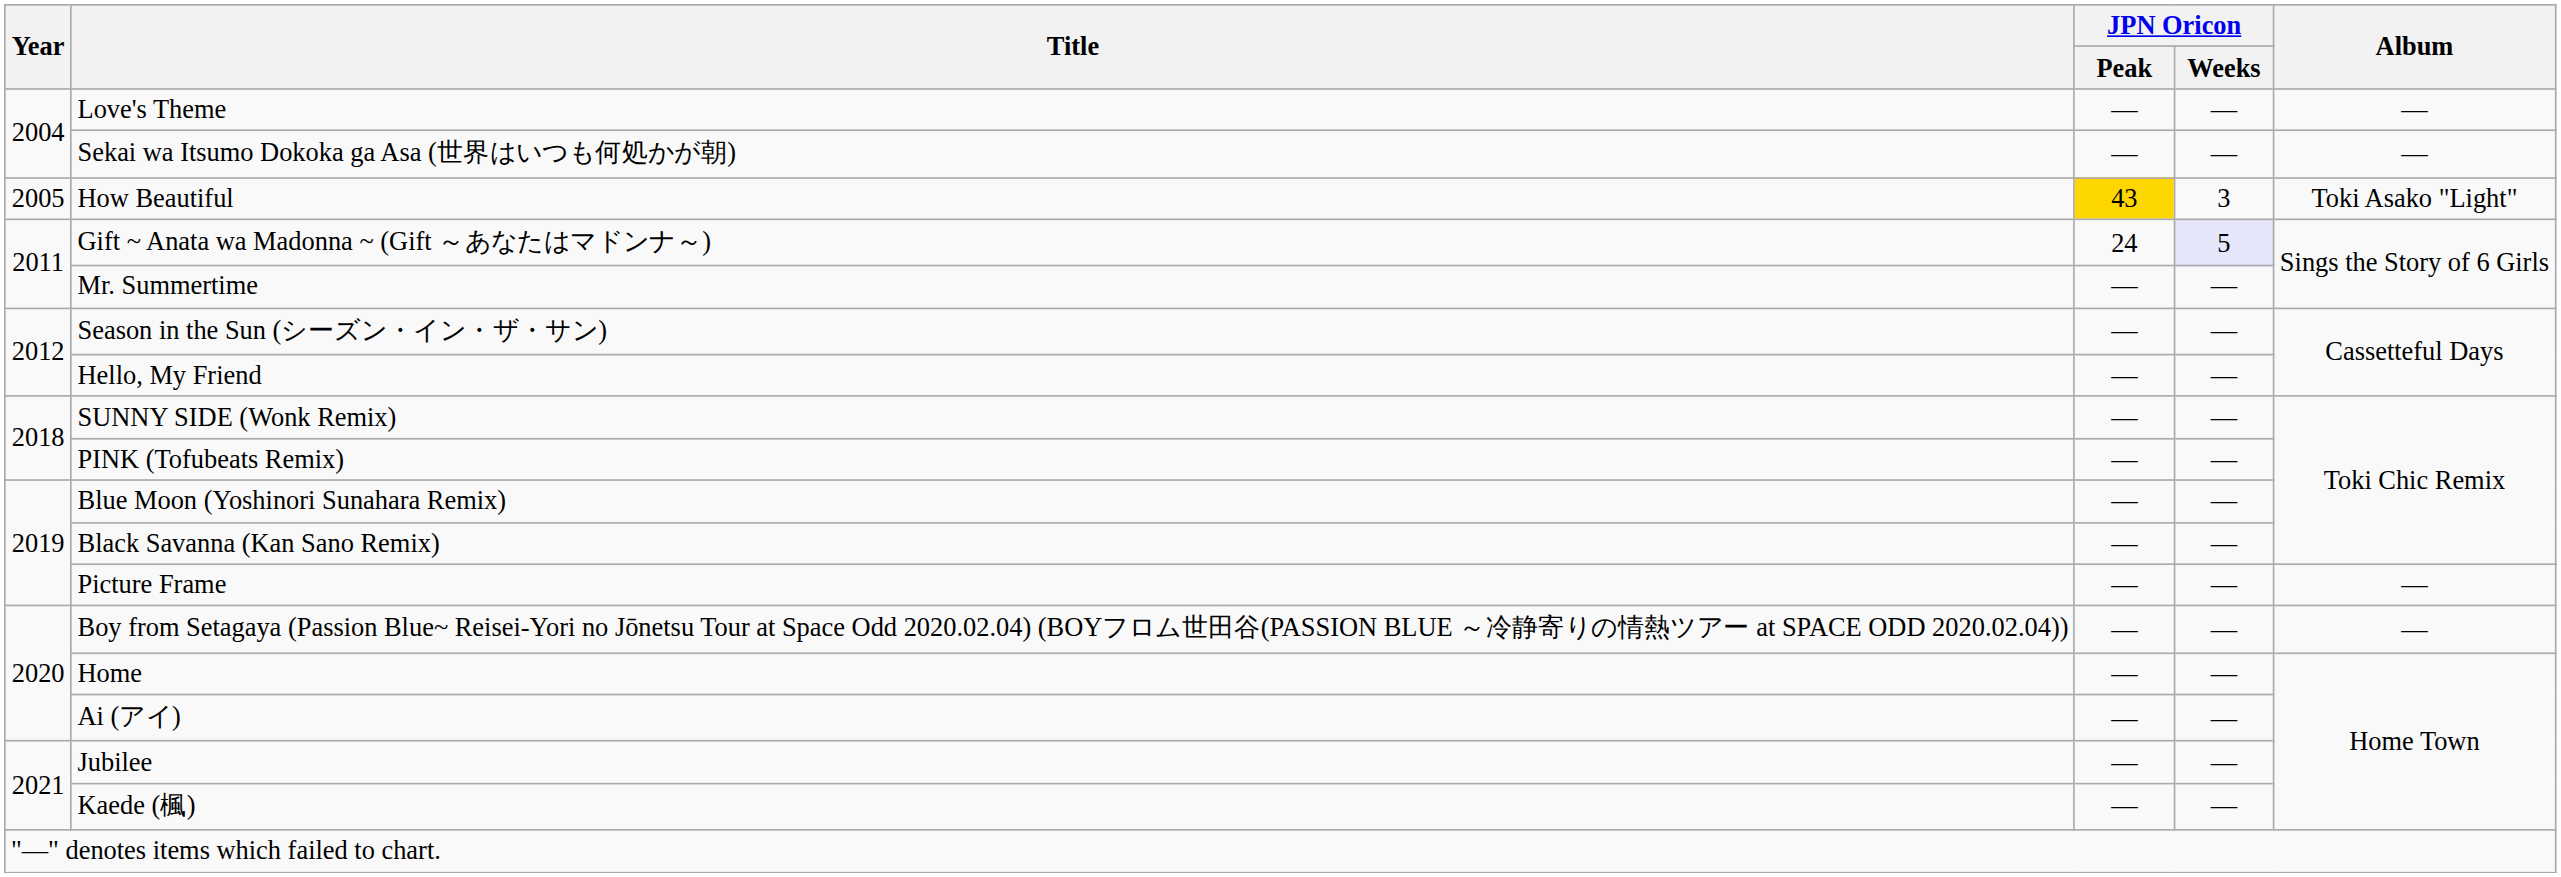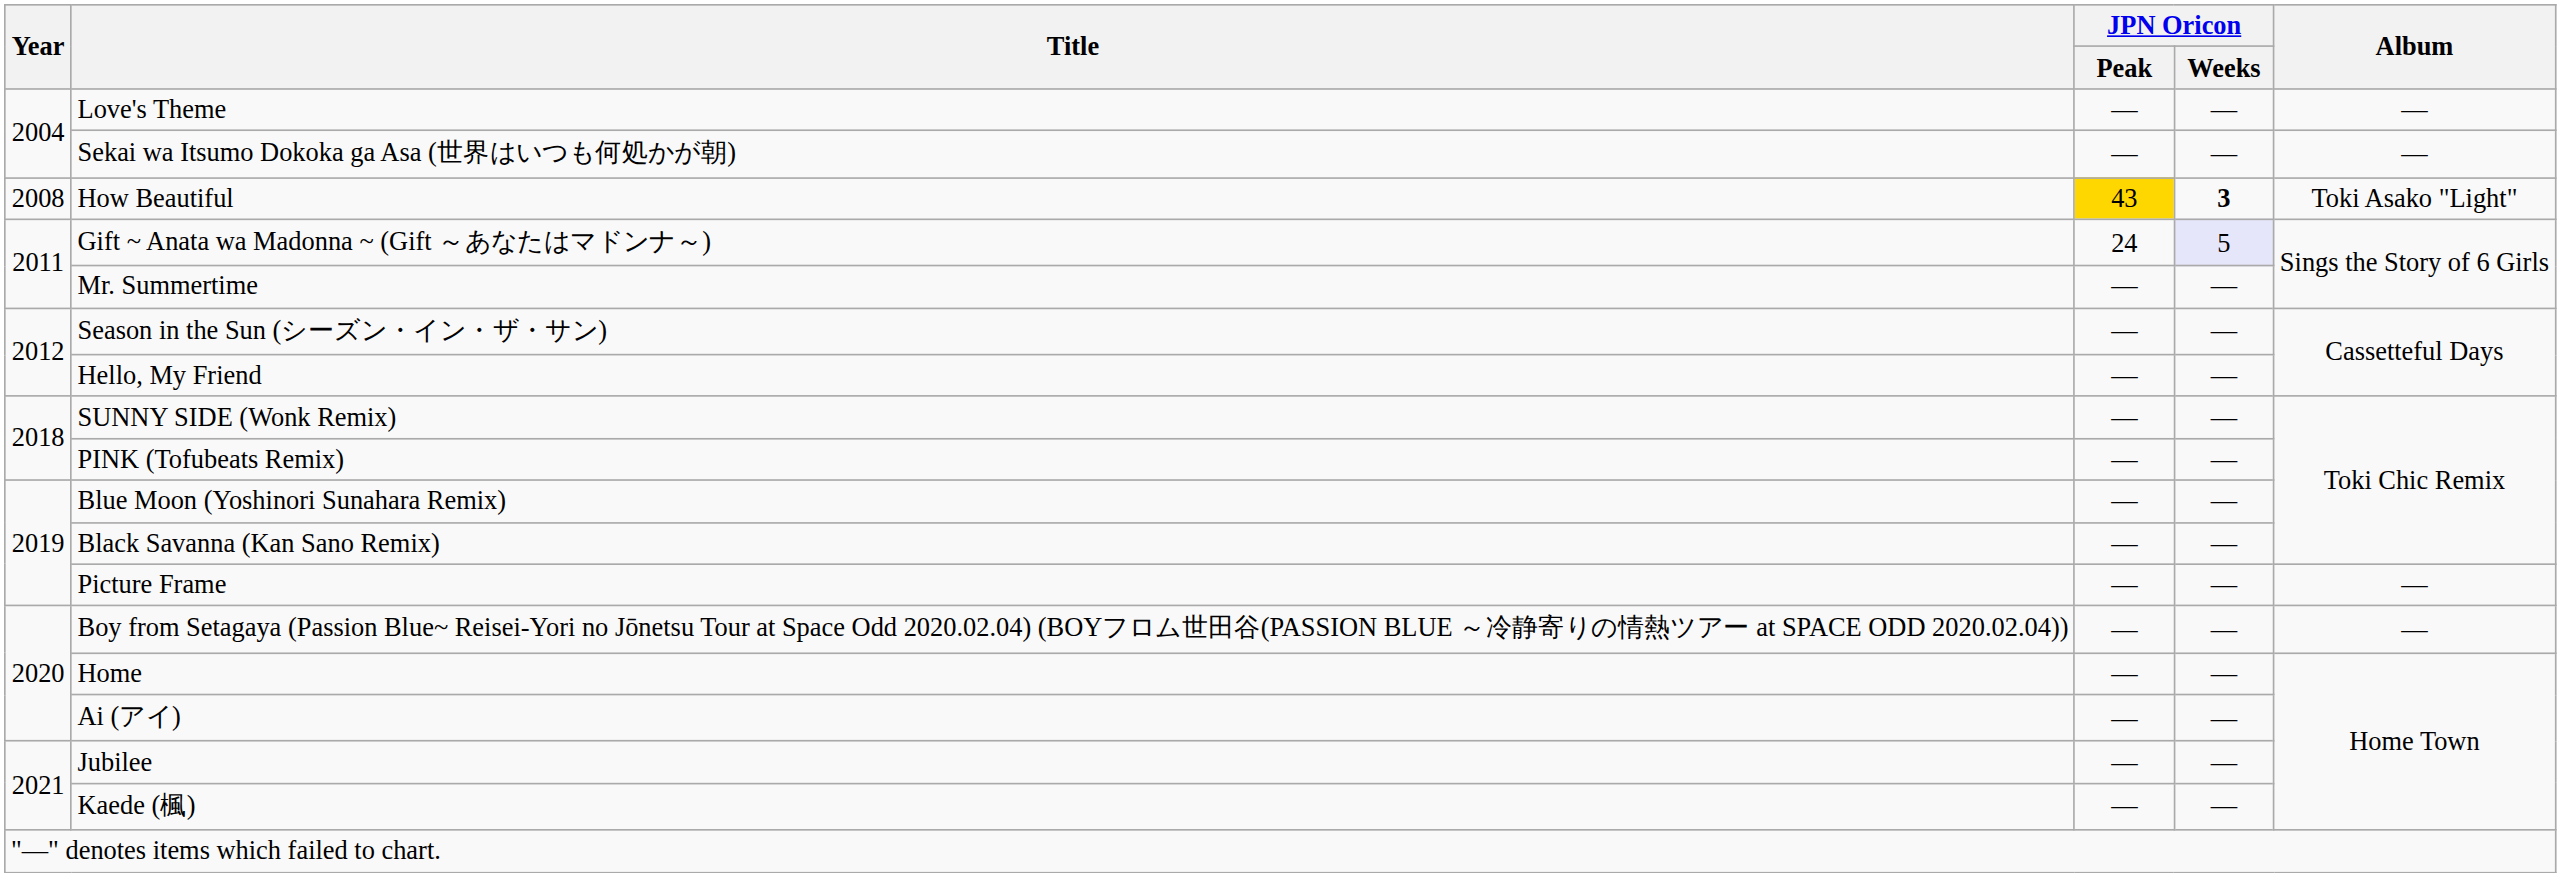(38, 197) 2005 -> (38, 197) 2008
(2224, 197) normal -> (2224, 197) bold
